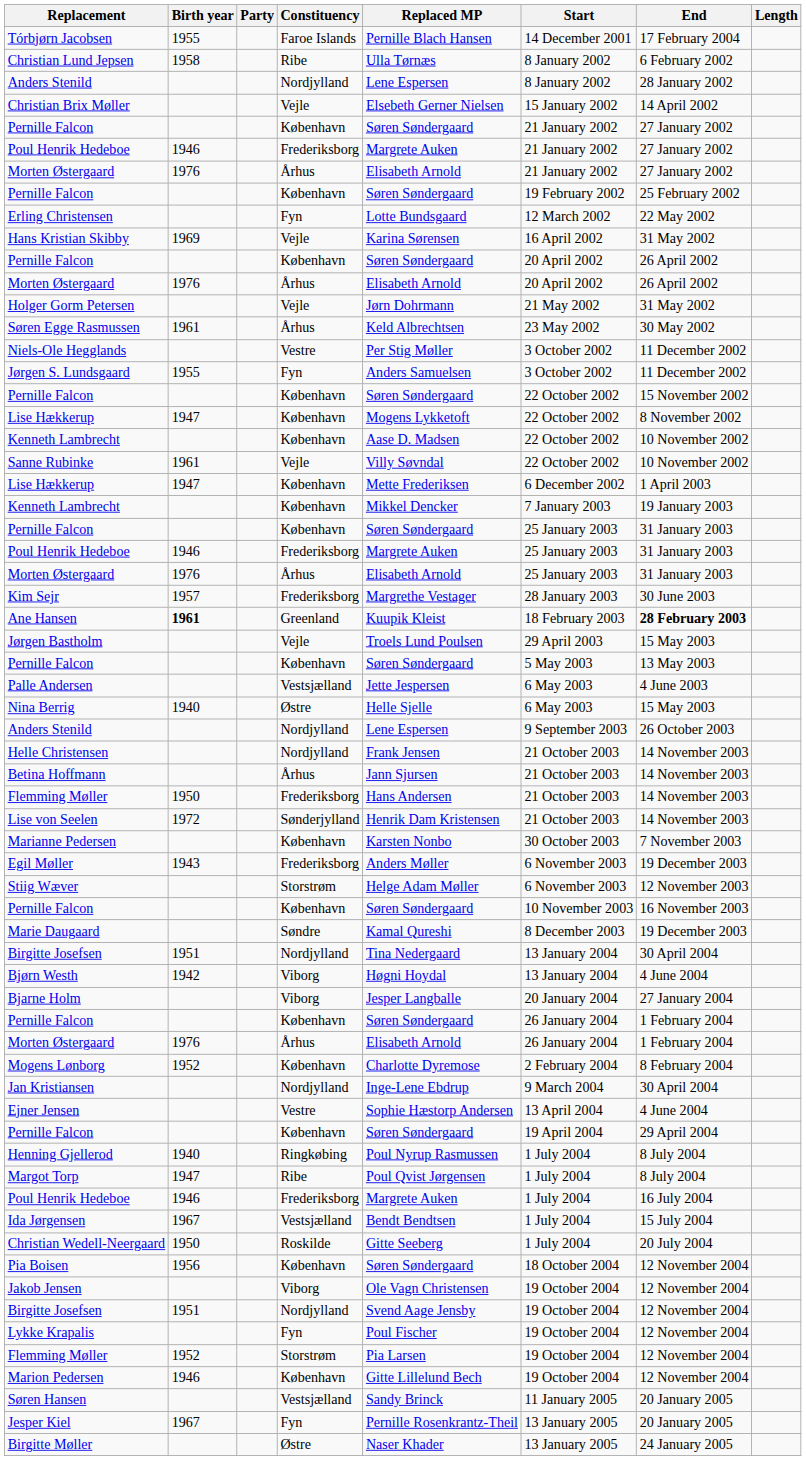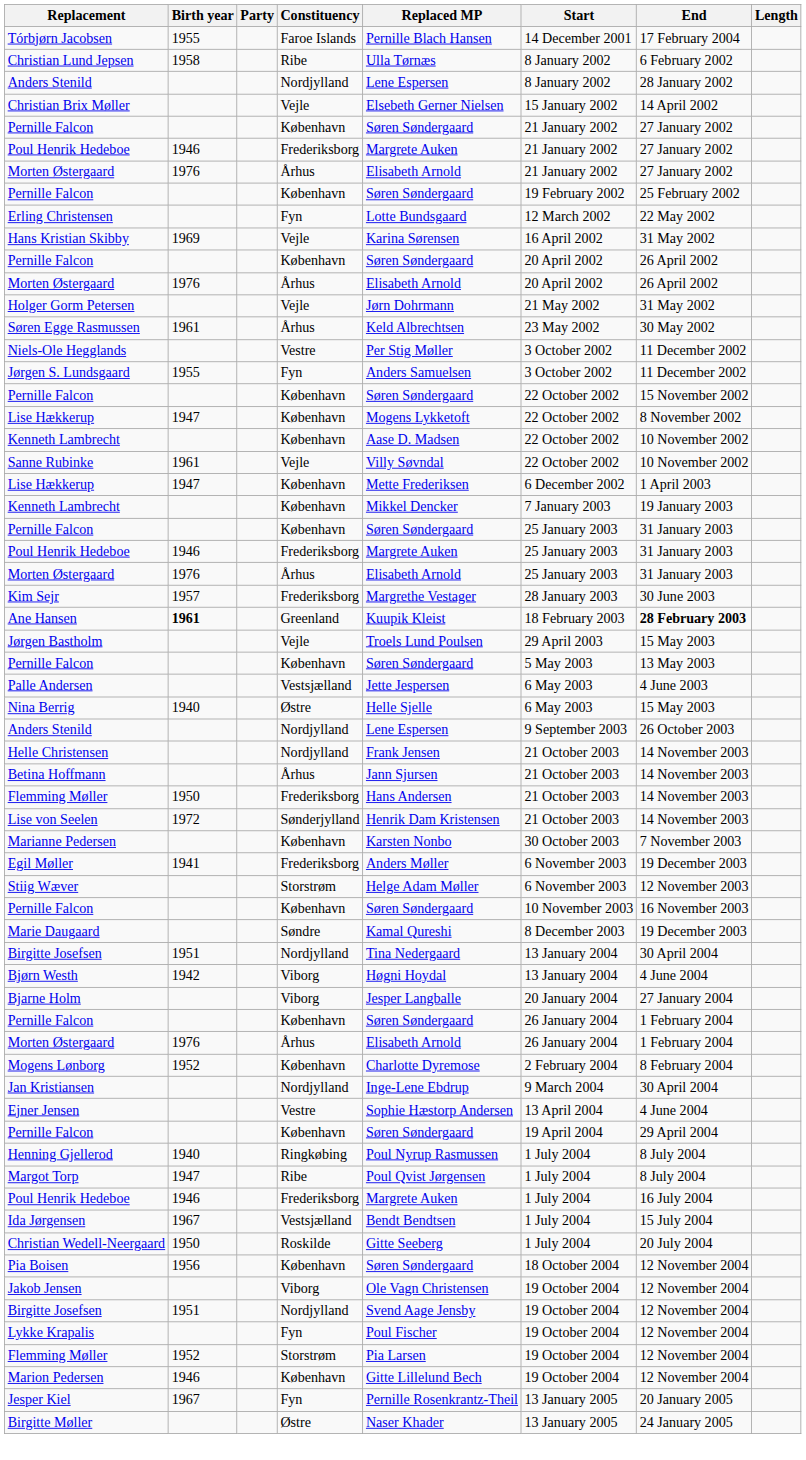(186, 864) 1943 -> (186, 864) 1941
- row: (47, 1400)
